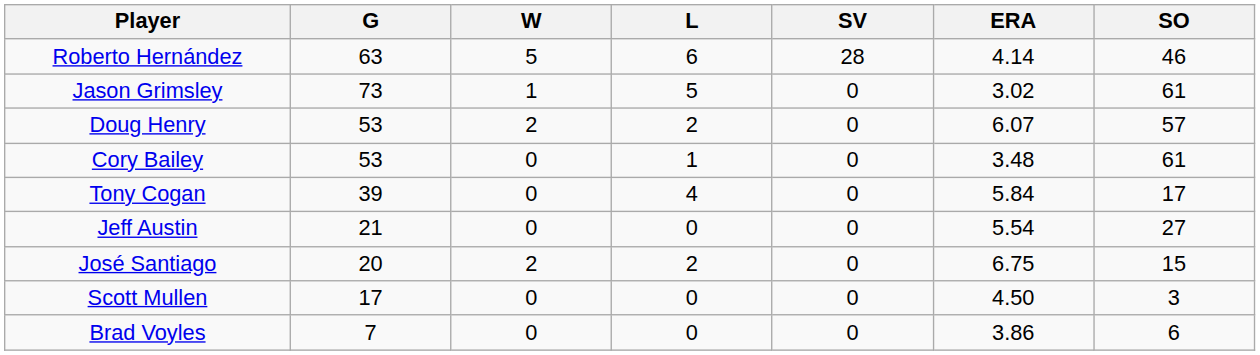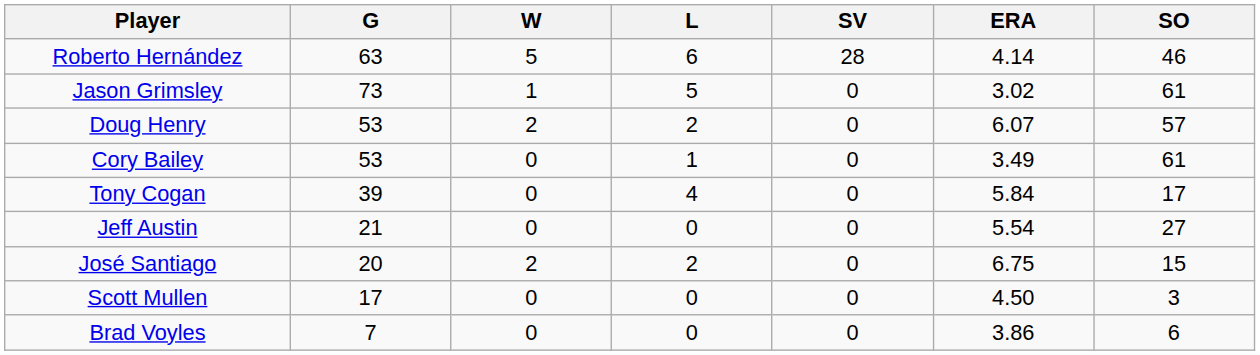(1013, 159) 3.48 -> (1013, 159) 3.49
